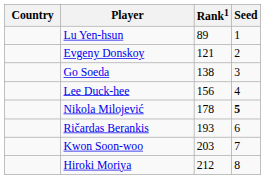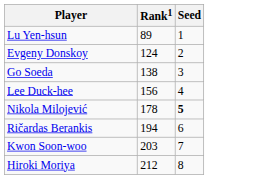- column: (33, 15)
(205, 53) 121 -> (149, 53) 124
(205, 128) 193 -> (149, 128) 194
